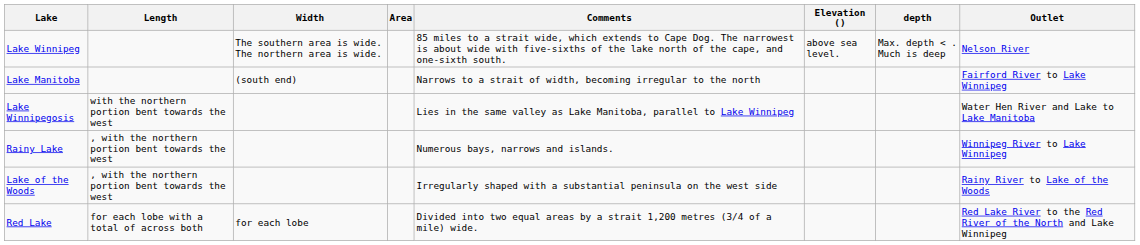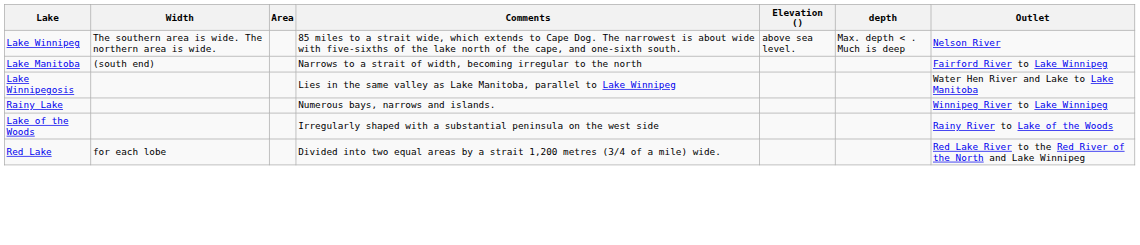- column: (161, 17)
